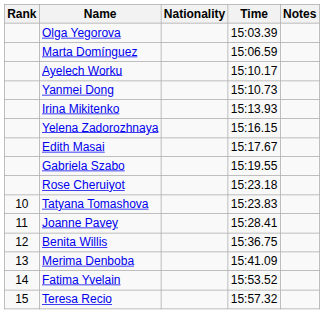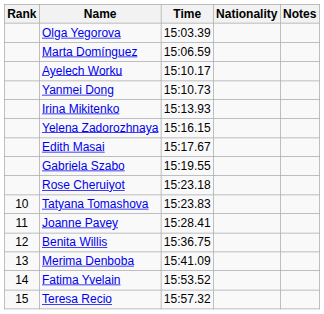columns swapped: (195, 14) <-> (254, 14)
